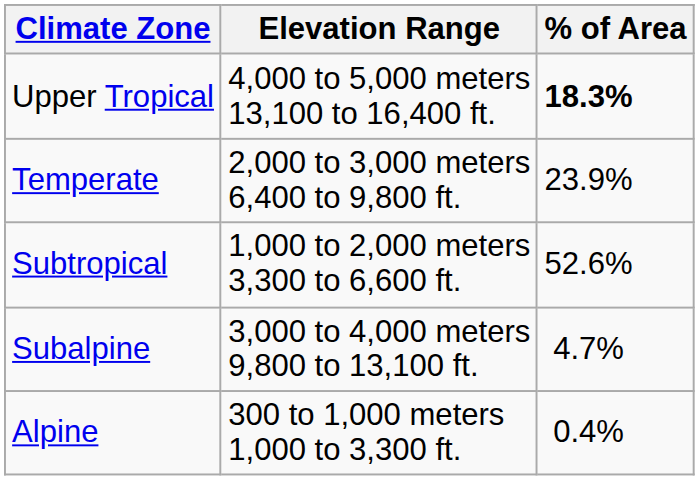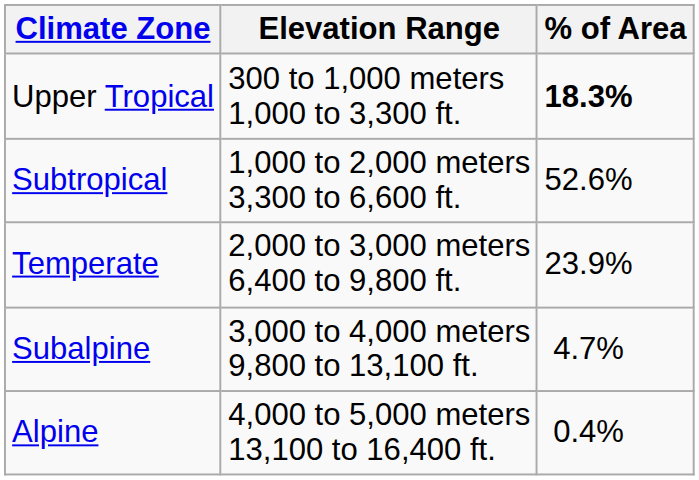(379, 95) 4,000 to 5,000 meters 13,100 to 16,400 ft. -> (366, 95) 300 to 1,000 meters 1,000 to 3,300 ft.
rows swapped: (90, 264) <-> (85, 179)
(366, 432) 300 to 1,000 meters 1,000 to 3,300 ft. -> (379, 432) 4,000 to 5,000 meters 13,100 to 16,400 ft.
